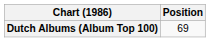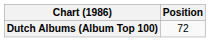(183, 28) 69 -> (183, 28) 72
